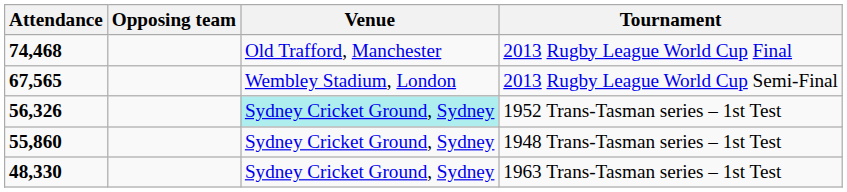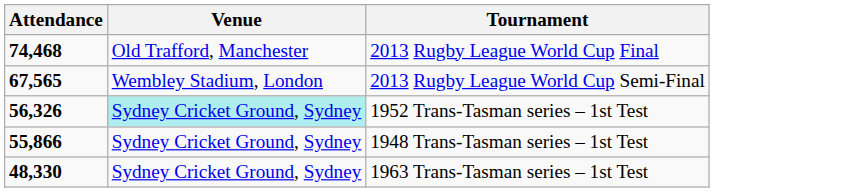- column: (174, 19)
(35, 141) 55,860 -> (35, 141) 55,866
